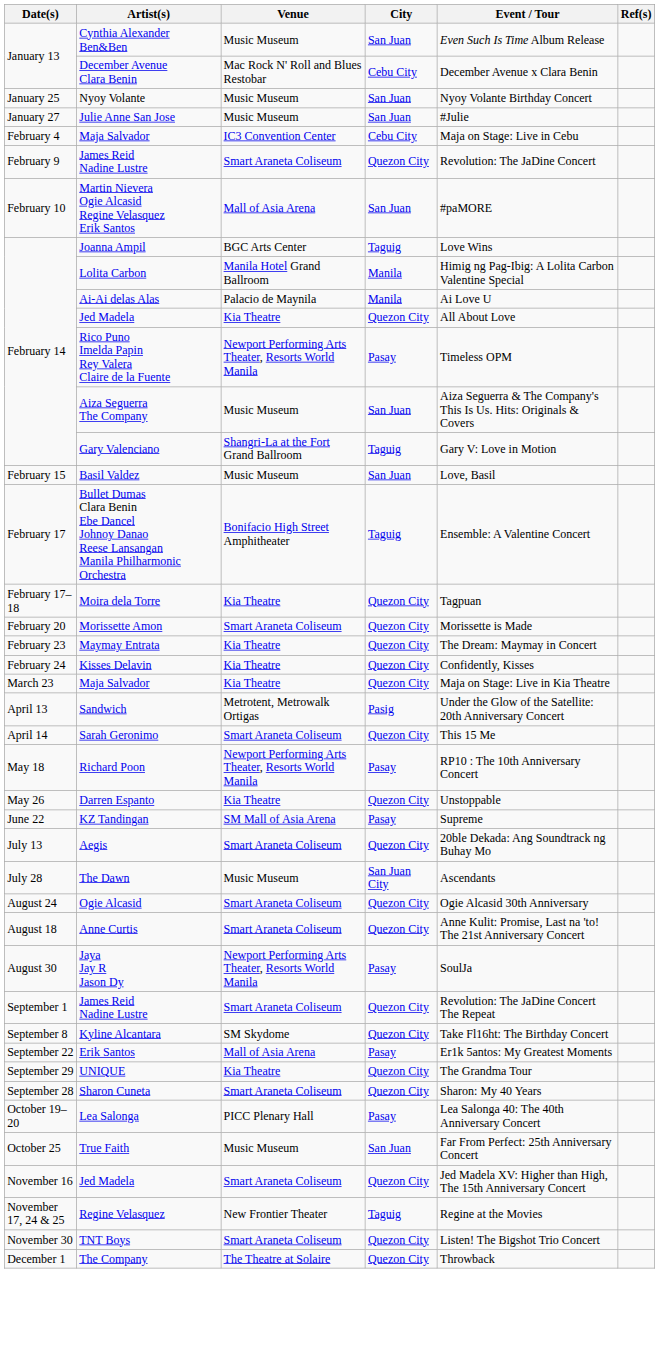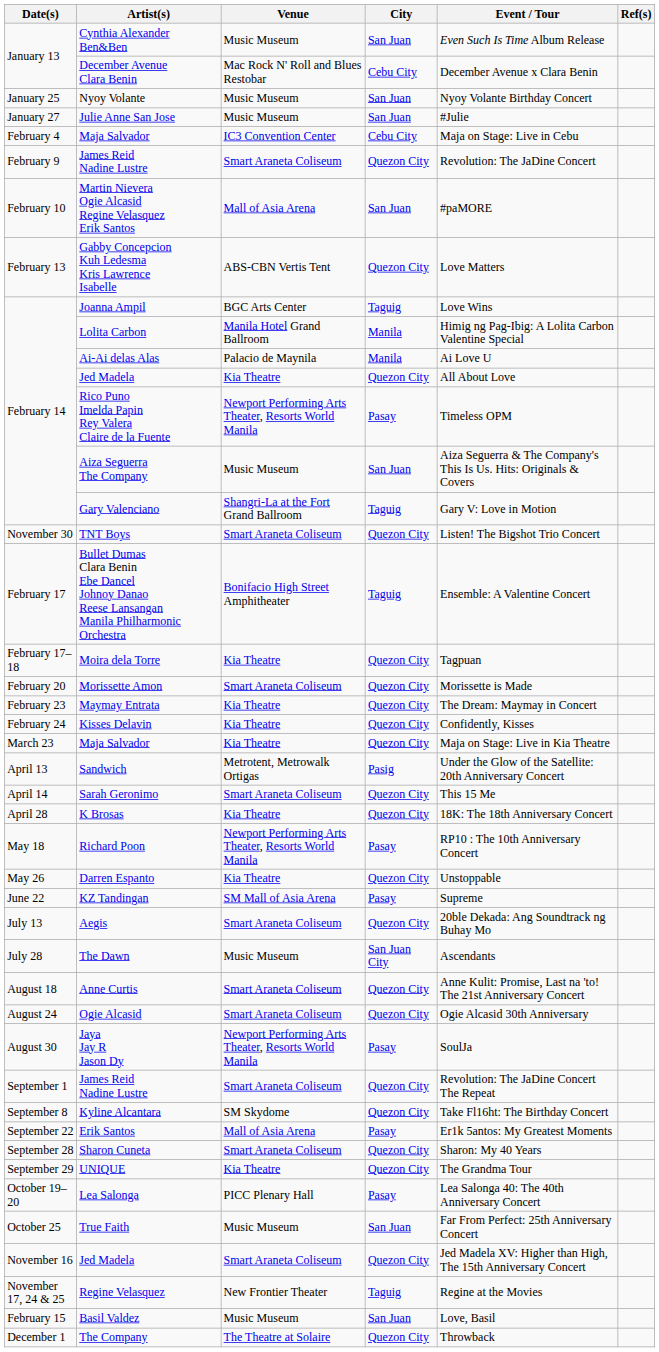+ row: (36, 267)
rows swapped: (36, 474) <-> (40, 1239)
+ row: (27, 813)
rows swapped: (32, 929) <-> (32, 903)
rows swapped: (40, 1090) <-> (40, 1071)
